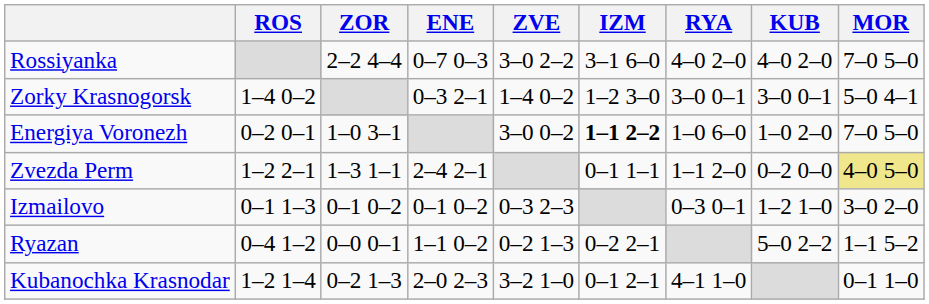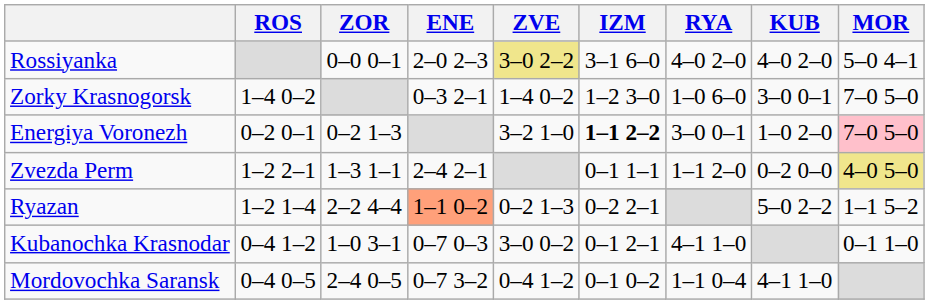(364, 59) 2–2 4–4 -> (364, 59) 0–0 0–1
(450, 59) 0–7 0–3 -> (450, 59) 2–0 2–3
(536, 59) no background -> (536, 59) khaki background
(881, 59) 7–0 5–0 -> (881, 59) 5–0 4–1
(709, 96) 3–0 0–1 -> (709, 96) 1–0 6–0
(881, 96) 5–0 4–1 -> (881, 96) 7–0 5–0
(364, 133) 1–0 3–1 -> (364, 133) 0–2 1–3
(536, 133) 3–0 0–2 -> (536, 133) 3–2 1–0
(709, 133) 1–0 6–0 -> (709, 133) 3–0 0–1
(881, 133) no background -> (881, 133) pink background
- row: (57, 206)
(278, 243) 0–4 1–2 -> (278, 206) 1–2 1–4
(364, 243) 0–0 0–1 -> (364, 206) 2–2 4–4
(450, 243) no background -> (450, 206) lightsalmon background
(278, 280) 1–2 1–4 -> (278, 243) 0–4 1–2
(364, 280) 0–2 1–3 -> (364, 243) 1–0 3–1
(450, 280) 2–0 2–3 -> (450, 243) 0–7 0–3
(536, 280) 3–2 1–0 -> (536, 243) 3–0 0–2
+ row: (115, 280)
